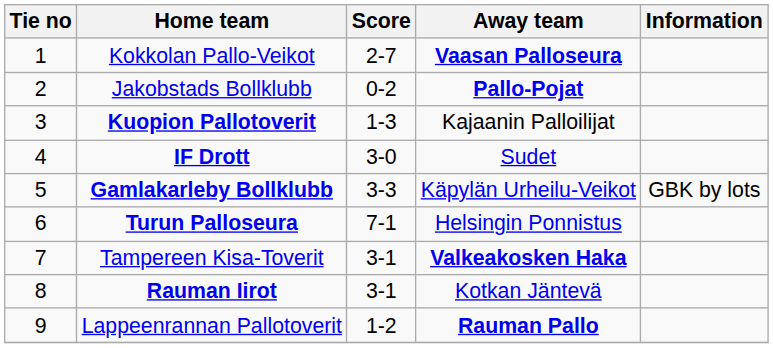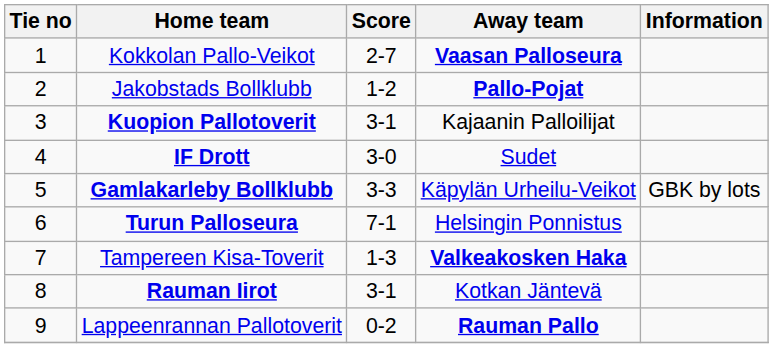(381, 88) 0-2 -> (381, 88) 1-2
(381, 122) 1-3 -> (381, 122) 3-1
(381, 257) 3-1 -> (381, 257) 1-3
(381, 325) 1-2 -> (381, 325) 0-2
